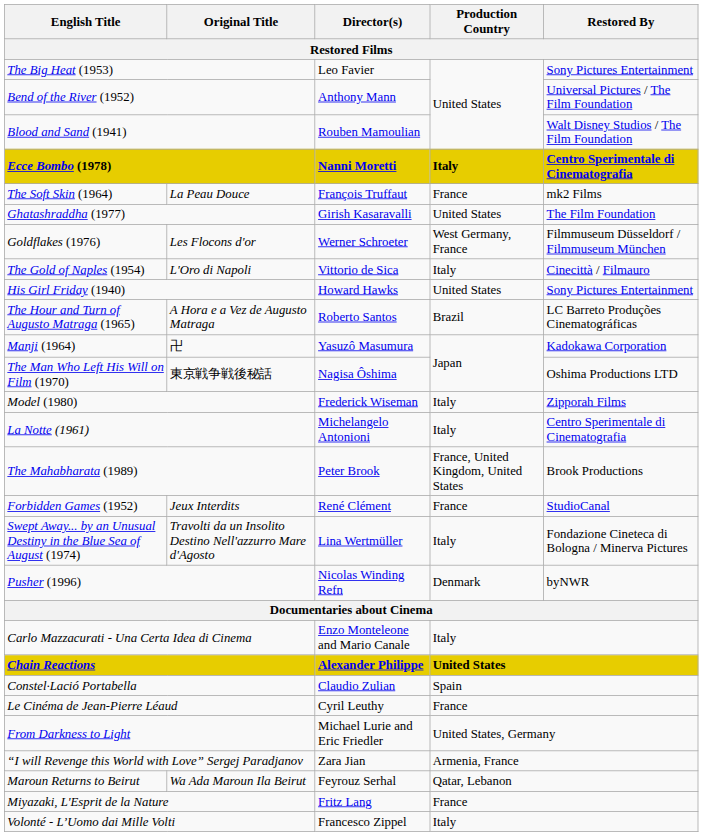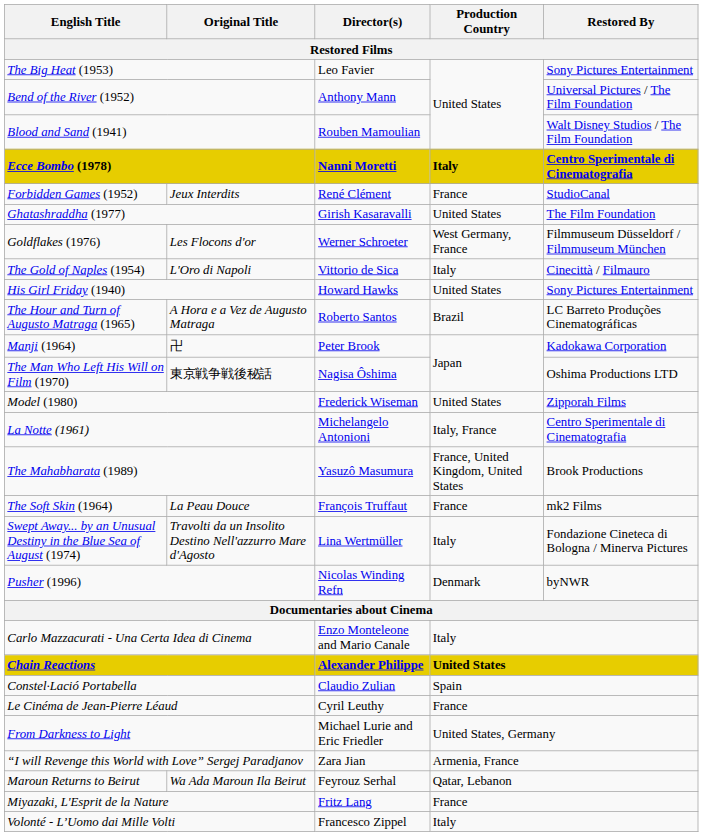rows swapped: (72, 506) <-> (60, 194)
(366, 345) Yasuzô Masumura -> (349, 345) Peter Brook
(444, 402) Italy -> (467, 402) United States
(444, 429) Italy -> (465, 429) Italy, France
(349, 471) Peter Brook -> (366, 471) Yasuzô Masumura
